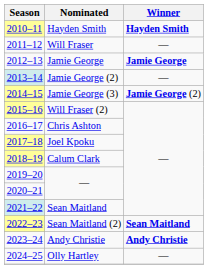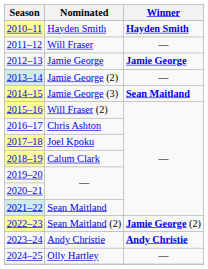(163, 93) Jamie George (2) -> (158, 93) Sean Maitland
(158, 223) Sean Maitland -> (163, 223) Jamie George (2)
